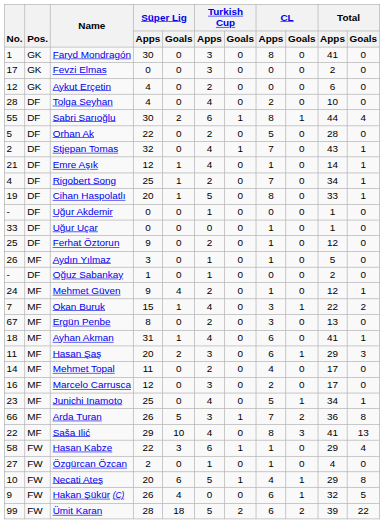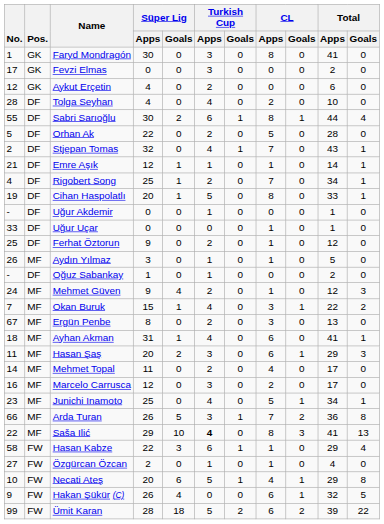(209, 165) 4 -> (209, 165) 1
(363, 290) 1 -> (363, 290) 3
(209, 432) normal -> (209, 432) bold
